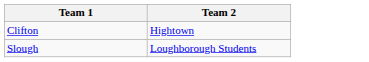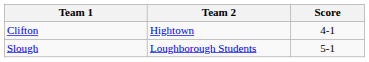+ column: (328, 13)
